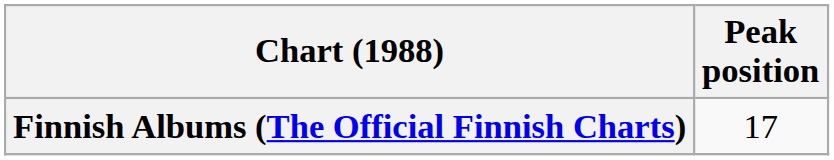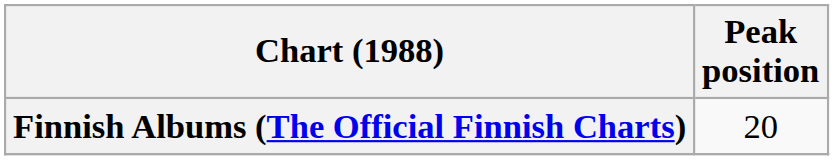(761, 125) 17 -> (761, 125) 20
